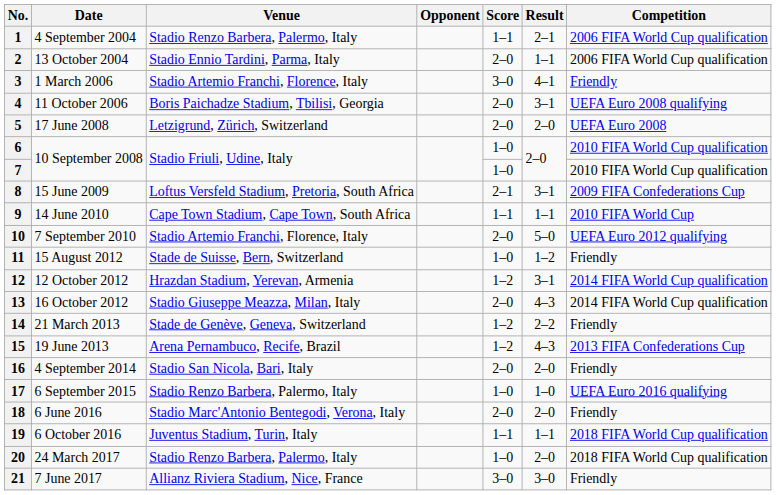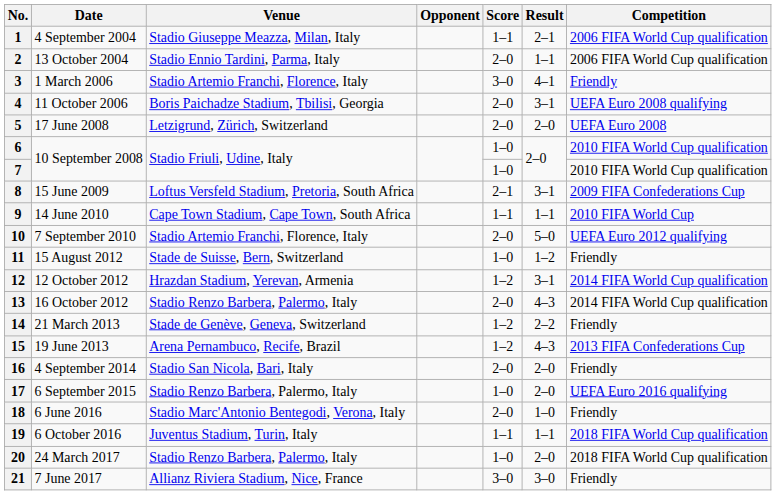(253, 37) Stadio Renzo Barbera, Palermo, Italy -> (255, 37) Stadio Giuseppe Meazza, Milan, Italy
(255, 302) Stadio Giuseppe Meazza, Milan, Italy -> (253, 302) Stadio Renzo Barbera, Palermo, Italy
(545, 390) 1–0 -> (545, 390) 2–0
(545, 412) 2–0 -> (545, 412) 1–0
